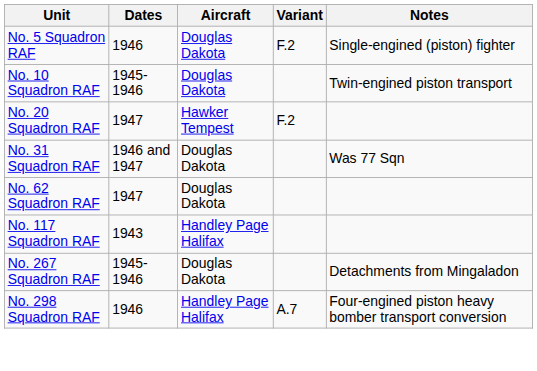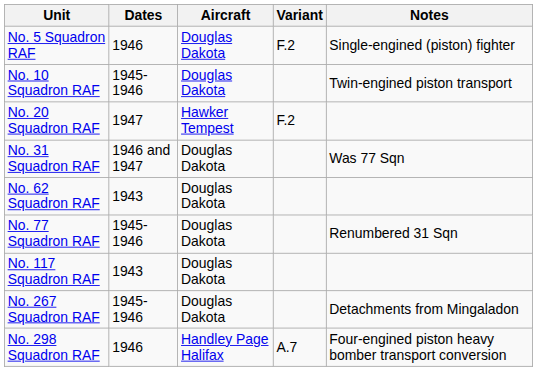(128, 196) 1947 -> (128, 196) 1943
+ row: (54, 234)
(225, 234) Handley Page Halifax -> (207, 271) Douglas Dakota
